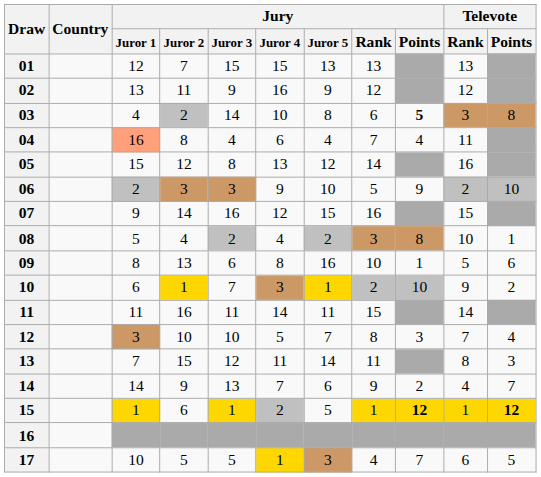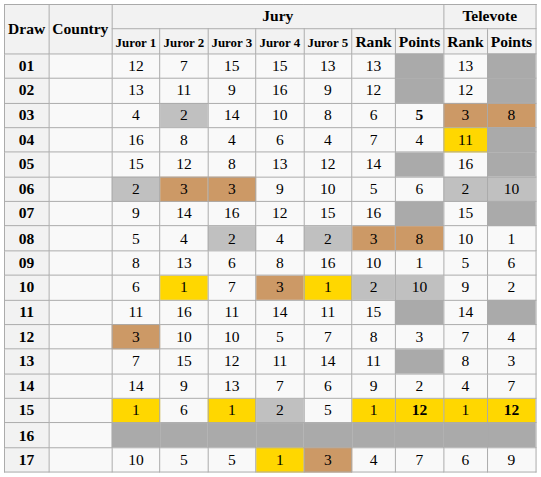(136, 139) lightsalmon background -> (136, 139) no background
(465, 139) no background -> (465, 139) gold background
(419, 189) 9 -> (419, 189) 6
(511, 459) 5 -> (511, 459) 9
